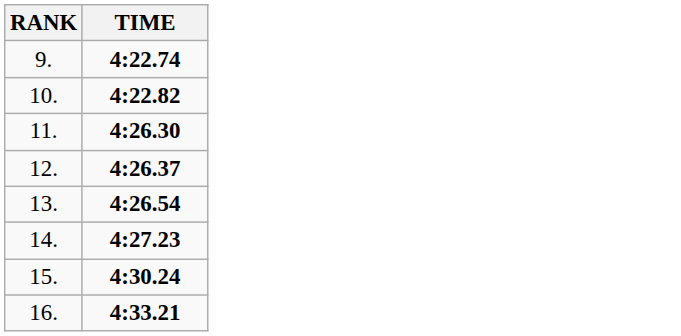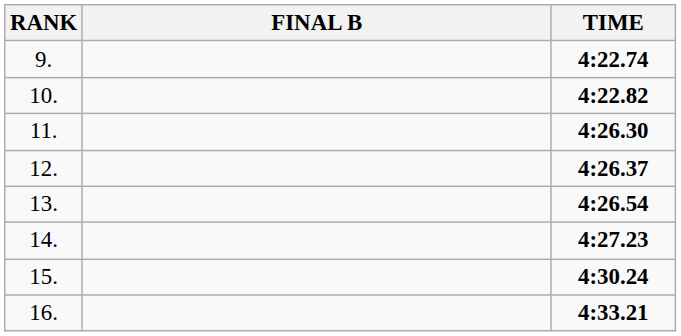+ column: (317, 22)
